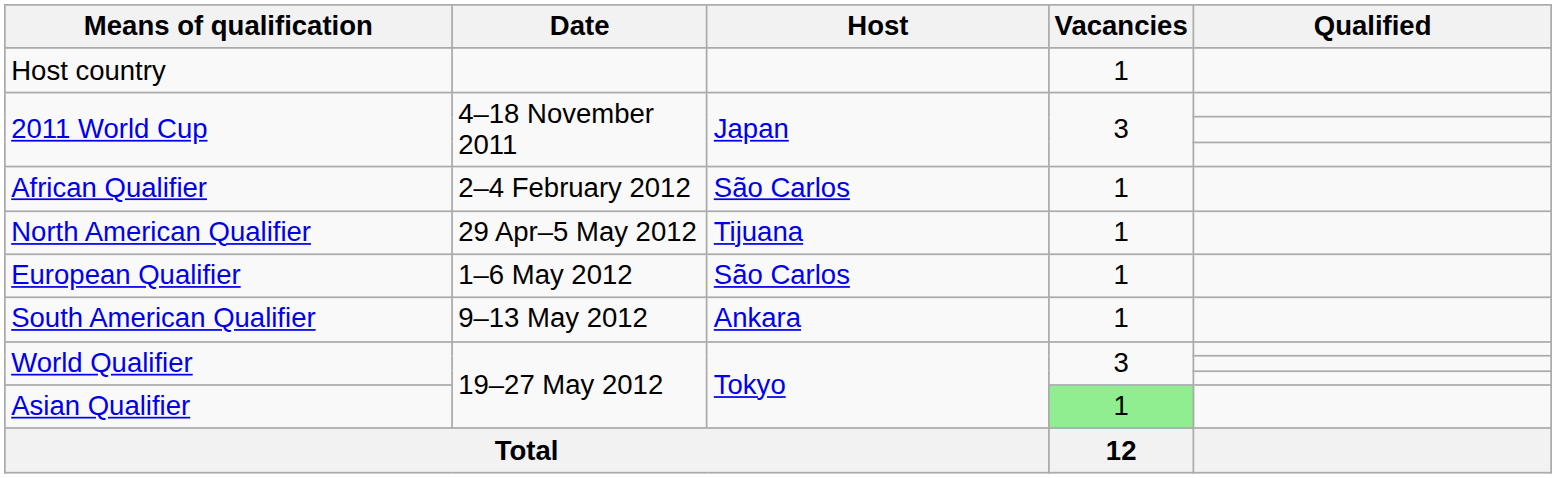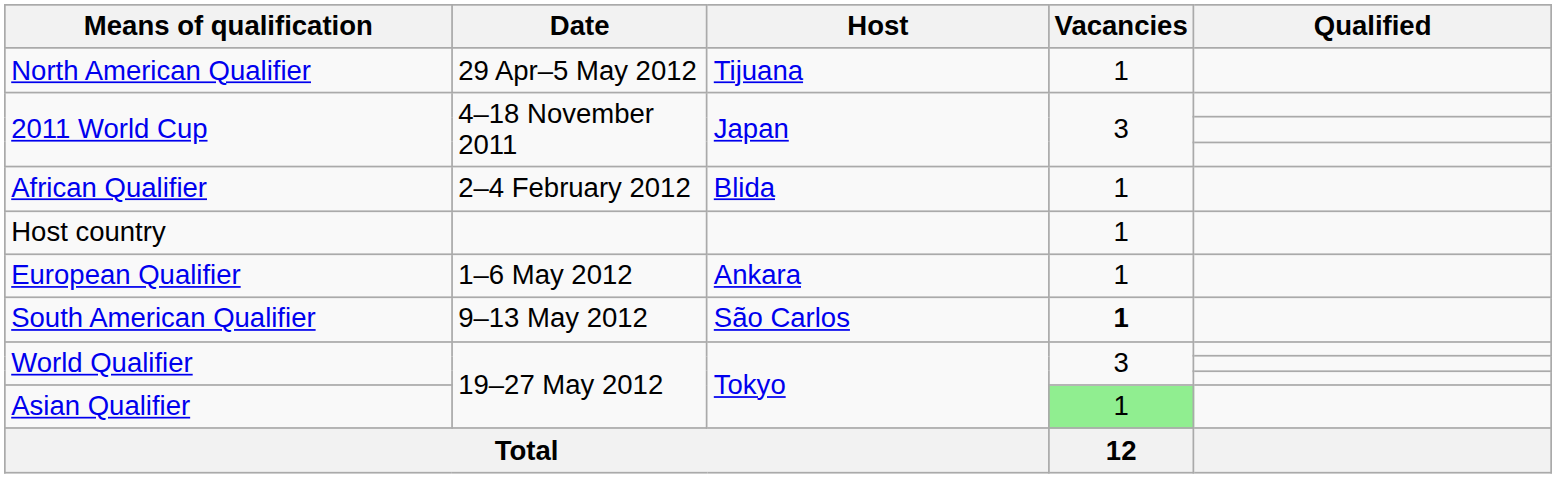rows swapped: (88, 69) <-> (161, 231)
(782, 188) São Carlos -> (744, 188) Blida
(782, 275) São Carlos -> (757, 275) Ankara
(757, 319) Ankara -> (782, 319) São Carlos
(1121, 319) normal -> (1121, 319) bold
